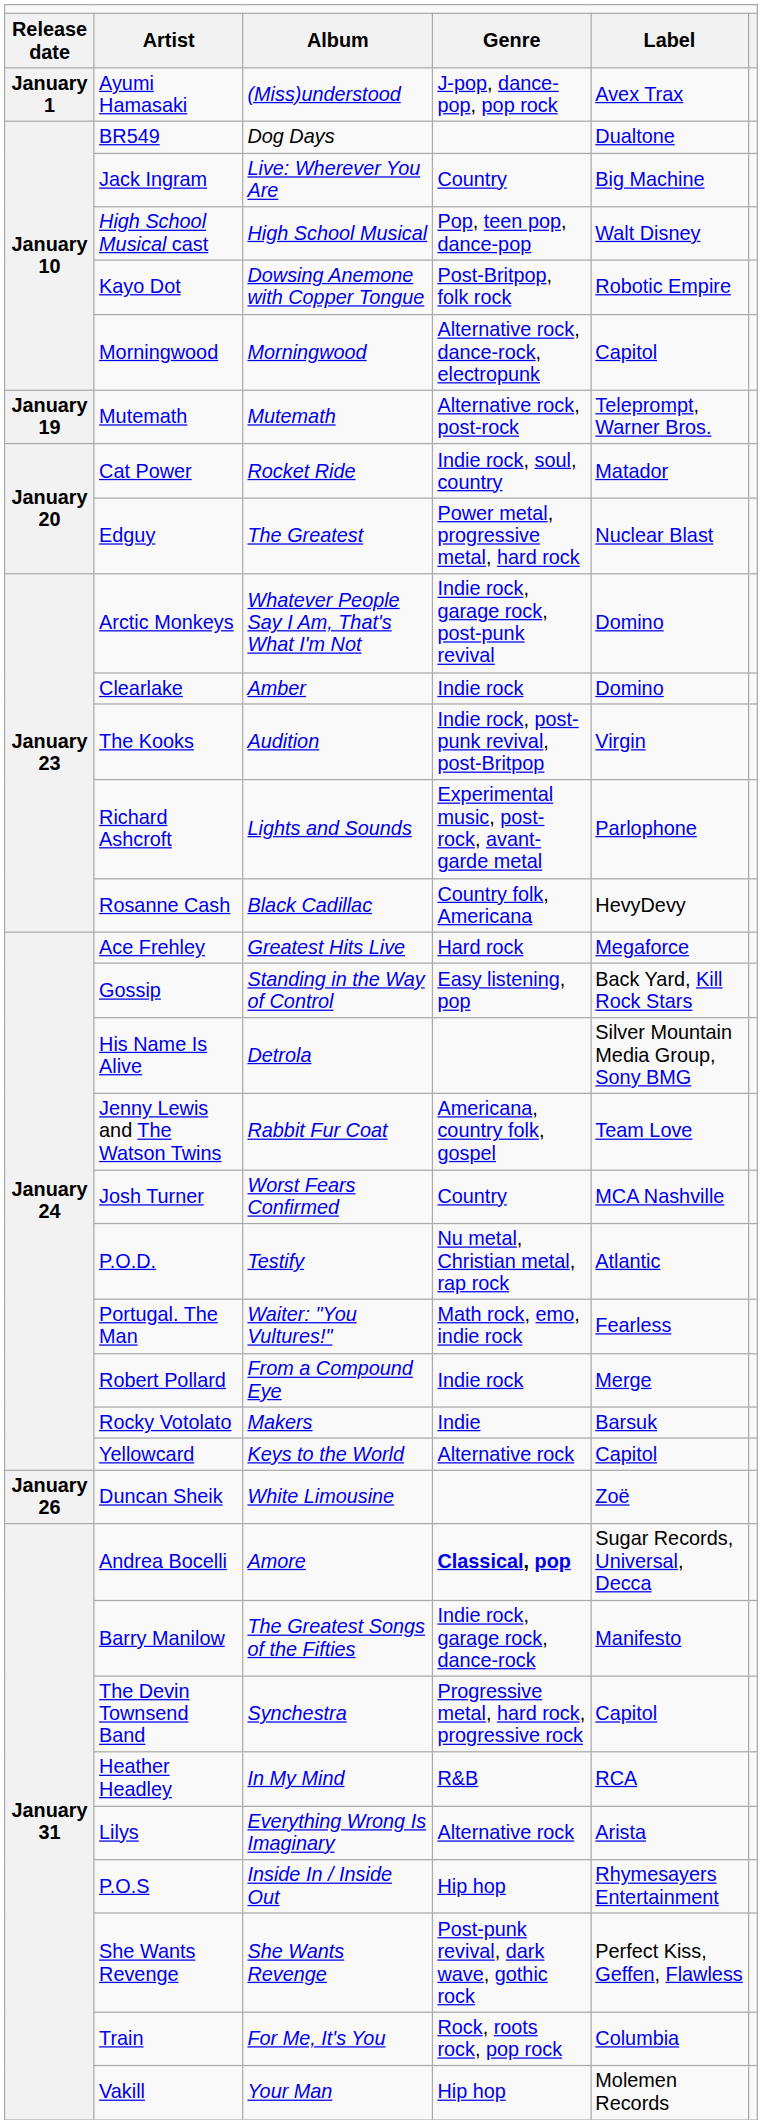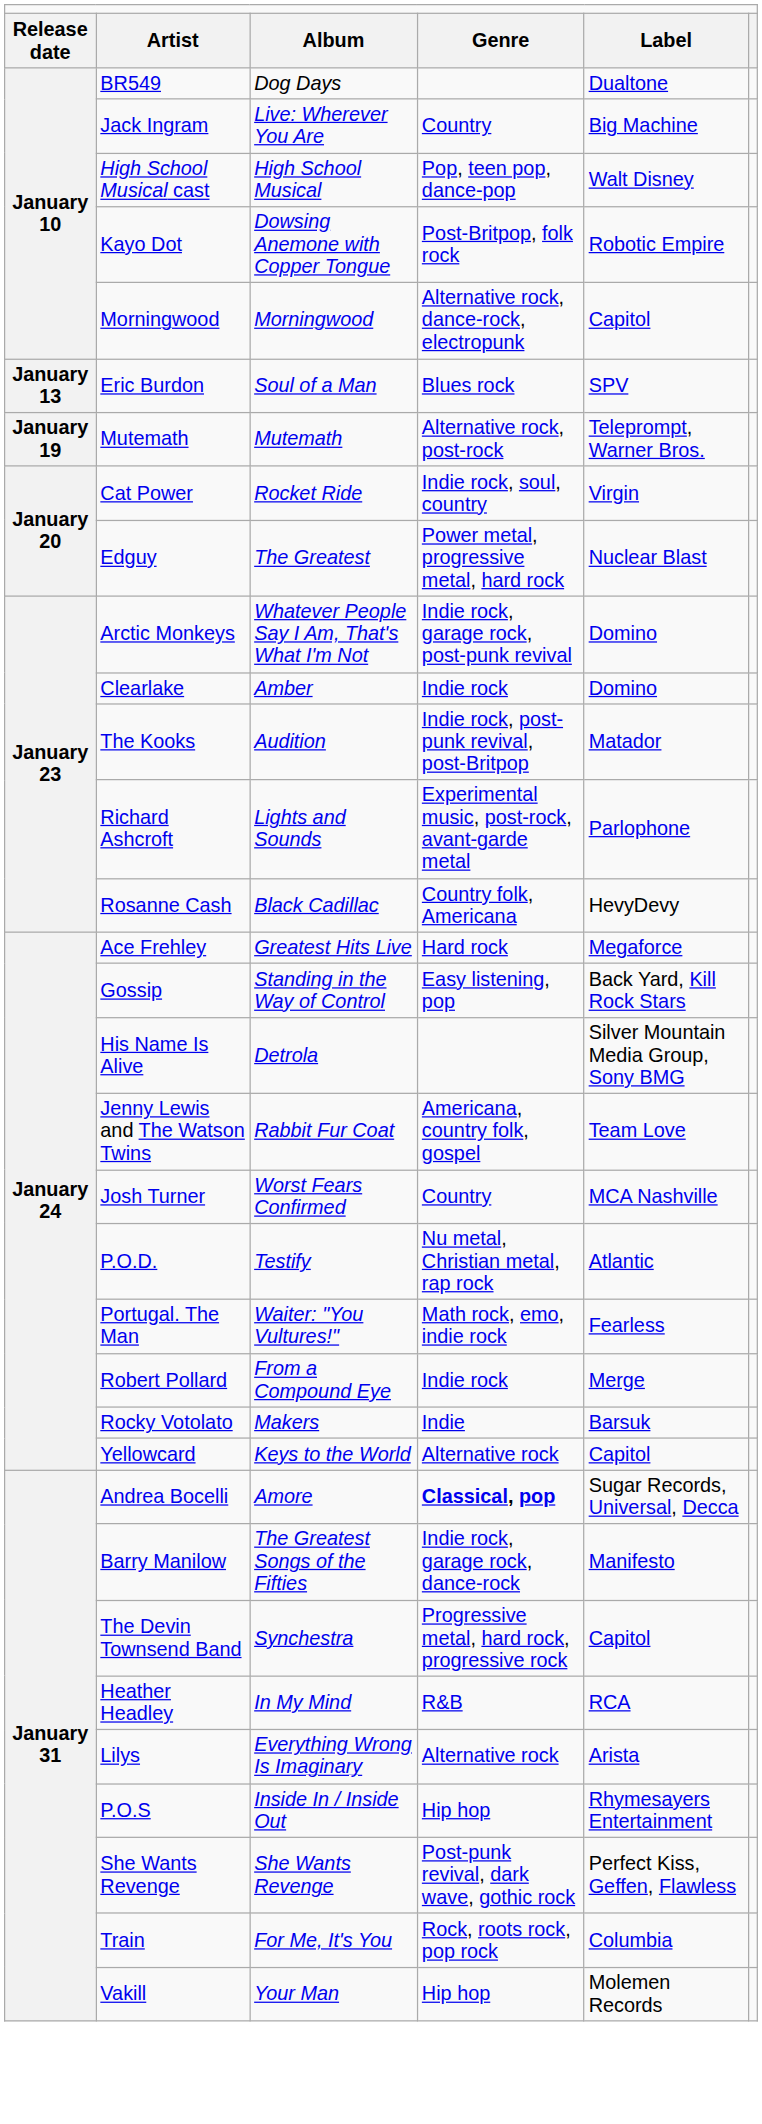- row: (143, 94)
+ row: (152, 385)
(632, 470) Matador -> (614, 493) Virgin
(621, 741) Virgin -> (625, 741) Matador
- row: (161, 1496)
